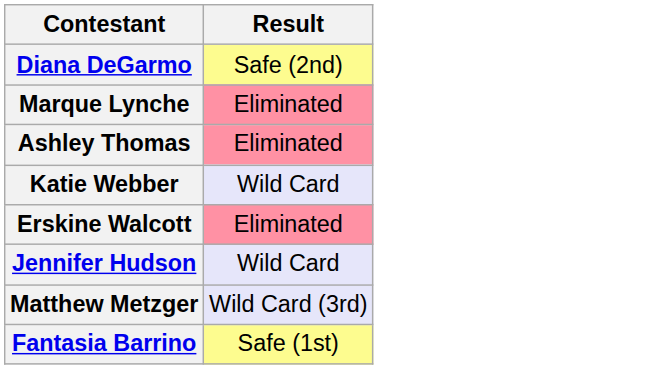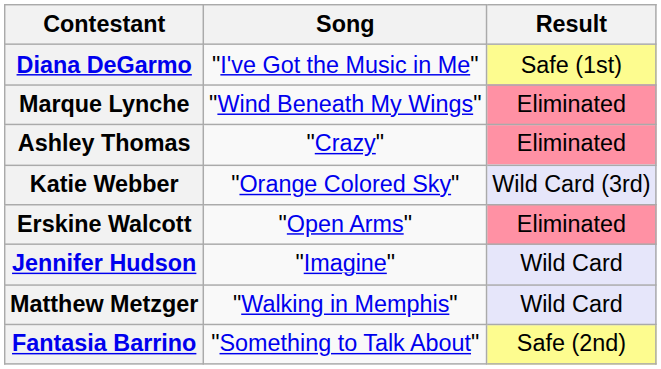+ column: (345, 24)
(288, 64) Safe (2nd) -> (571, 64) Safe (1st)
(288, 184) Wild Card -> (571, 184) Wild Card (3rd)
(288, 304) Wild Card (3rd) -> (571, 304) Wild Card
(288, 344) Safe (1st) -> (571, 344) Safe (2nd)
